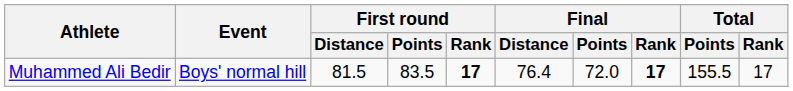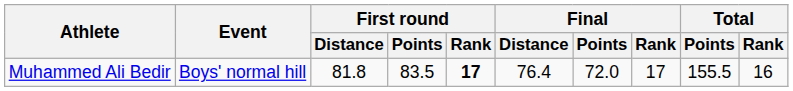(349, 73) 81.5 -> (349, 73) 81.8
(656, 73) bold -> (656, 73) normal
(763, 73) 17 -> (763, 73) 16
